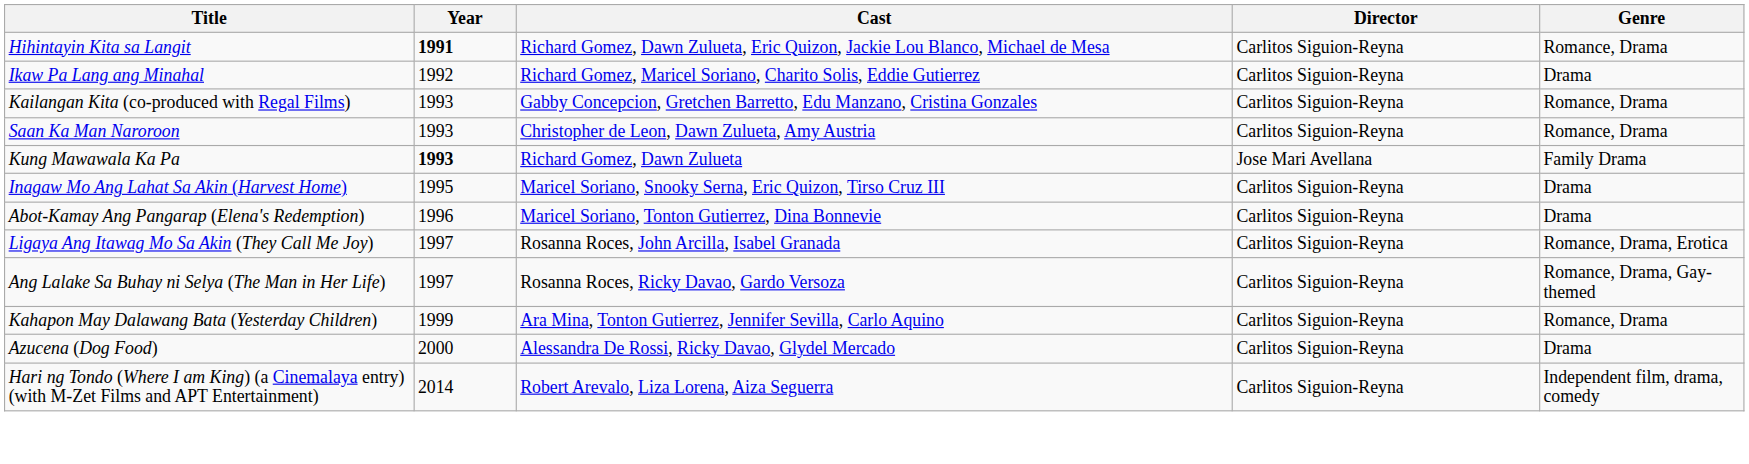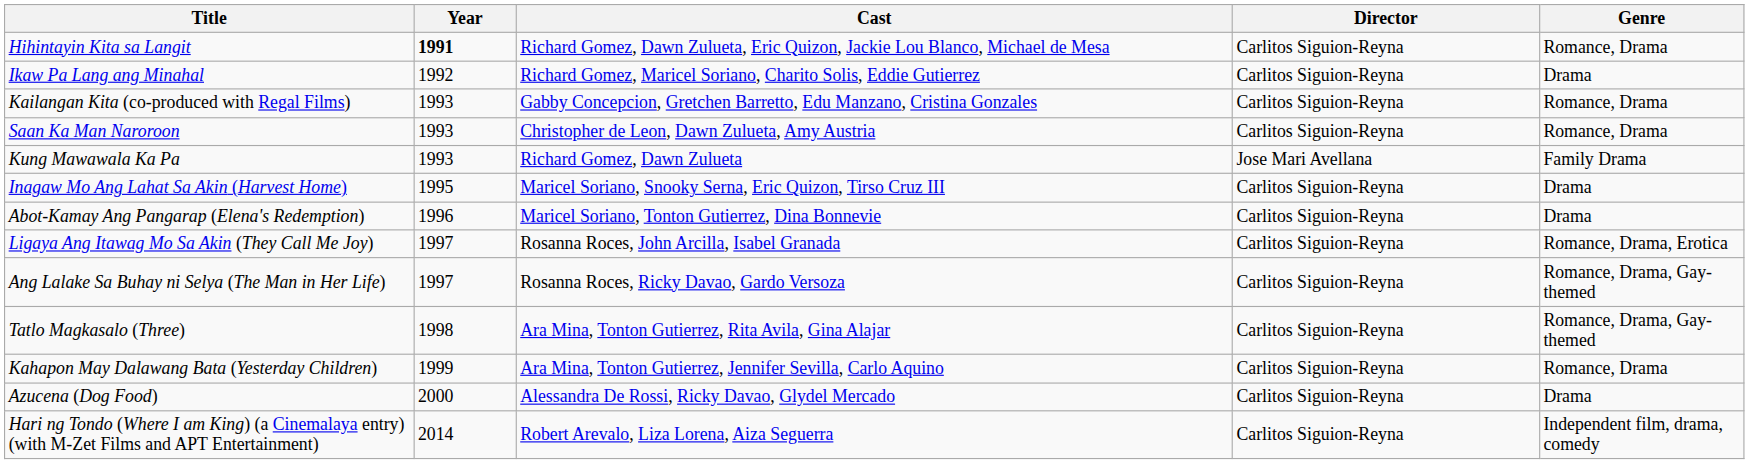(436, 159) bold -> (436, 159) normal
+ row: (97, 330)
